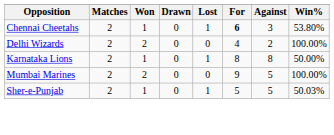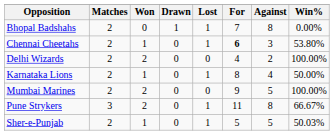+ row: (41, 28)
(270, 59) 8 -> (270, 75) 4
+ row: (34, 106)
